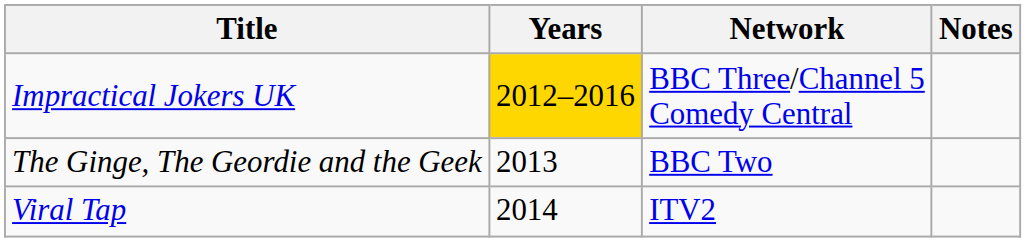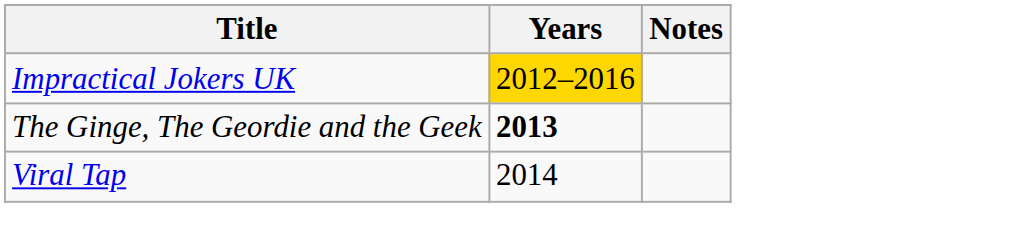- column: (787, 28)
(527, 161) normal -> (527, 126) bold
